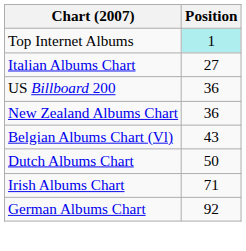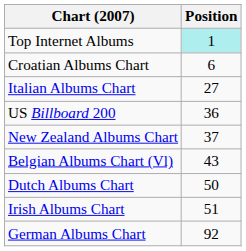+ row: (78, 64)
(211, 112) 36 -> (211, 137) 37
(211, 185) 71 -> (211, 209) 51
